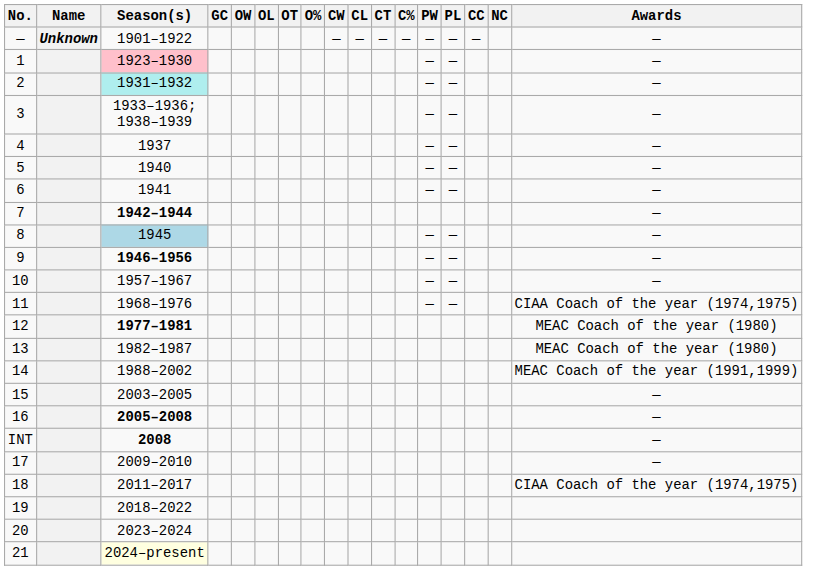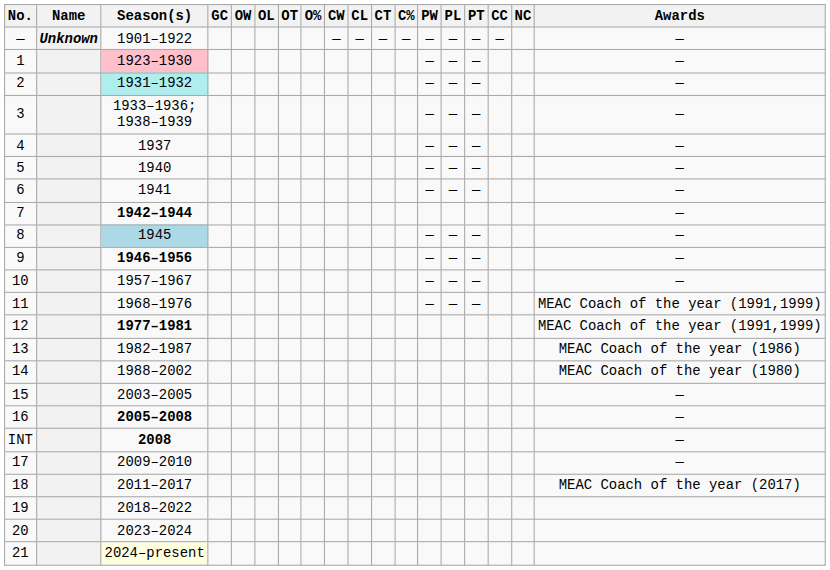+ column: (476, 16)
(656, 304) CIAA Coach of the year (1974,1975) -> (680, 304) MEAC Coach of the year (1991,1999)
(656, 327) MEAC Coach of the year (1980) -> (680, 327) MEAC Coach of the year (1991,1999)
(656, 349) MEAC Coach of the year (1980) -> (680, 349) MEAC Coach of the year (1986)
(656, 372) MEAC Coach of the year (1991,1999) -> (680, 372) MEAC Coach of the year (1980)
(656, 485) CIAA Coach of the year (1974,1975) -> (680, 485) MEAC Coach of the year (2017)
